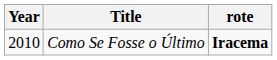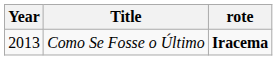(24, 42) 2010 -> (24, 42) 2013
